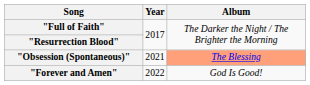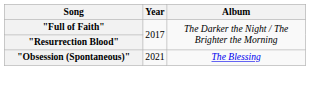(236, 57) lightsalmon background -> (236, 57) no background
- row: (74, 73)
